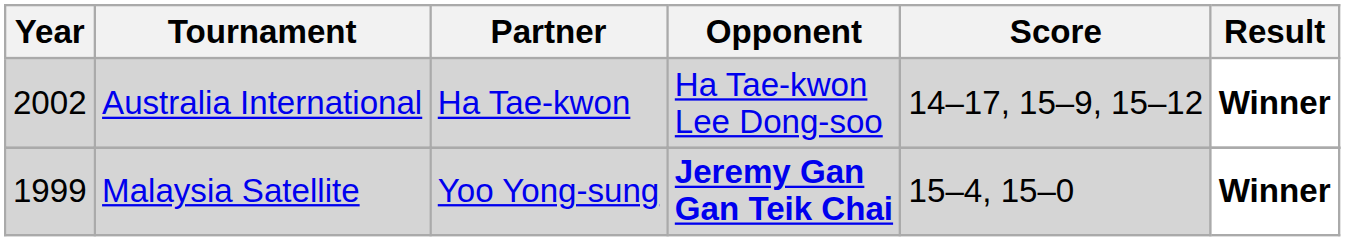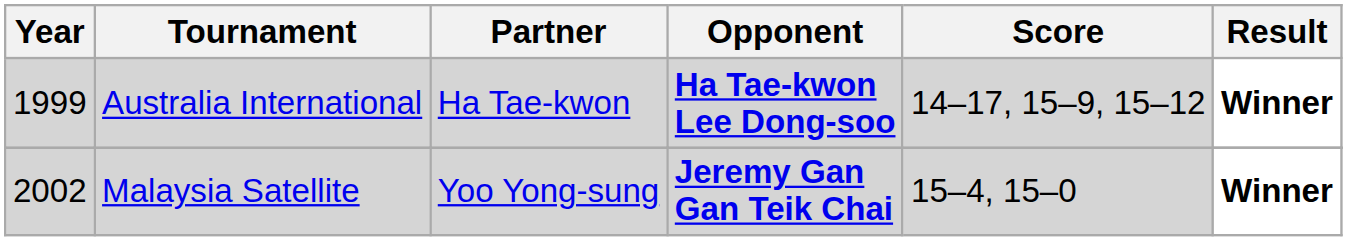(50, 102) 2002 -> (50, 102) 1999
(779, 102) normal -> (785, 102) bold
(50, 192) 1999 -> (50, 192) 2002
